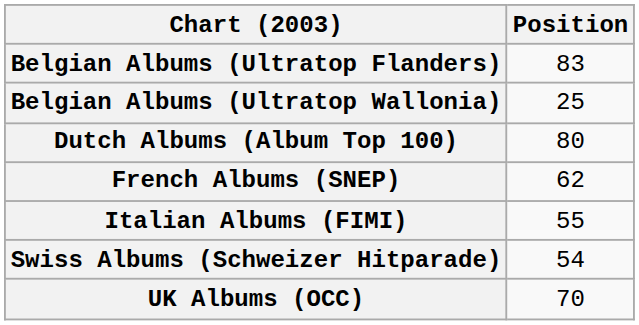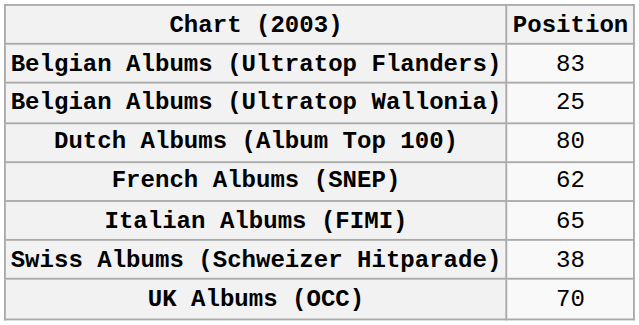(571, 221) 55 -> (571, 221) 65
(571, 260) 54 -> (571, 260) 38
